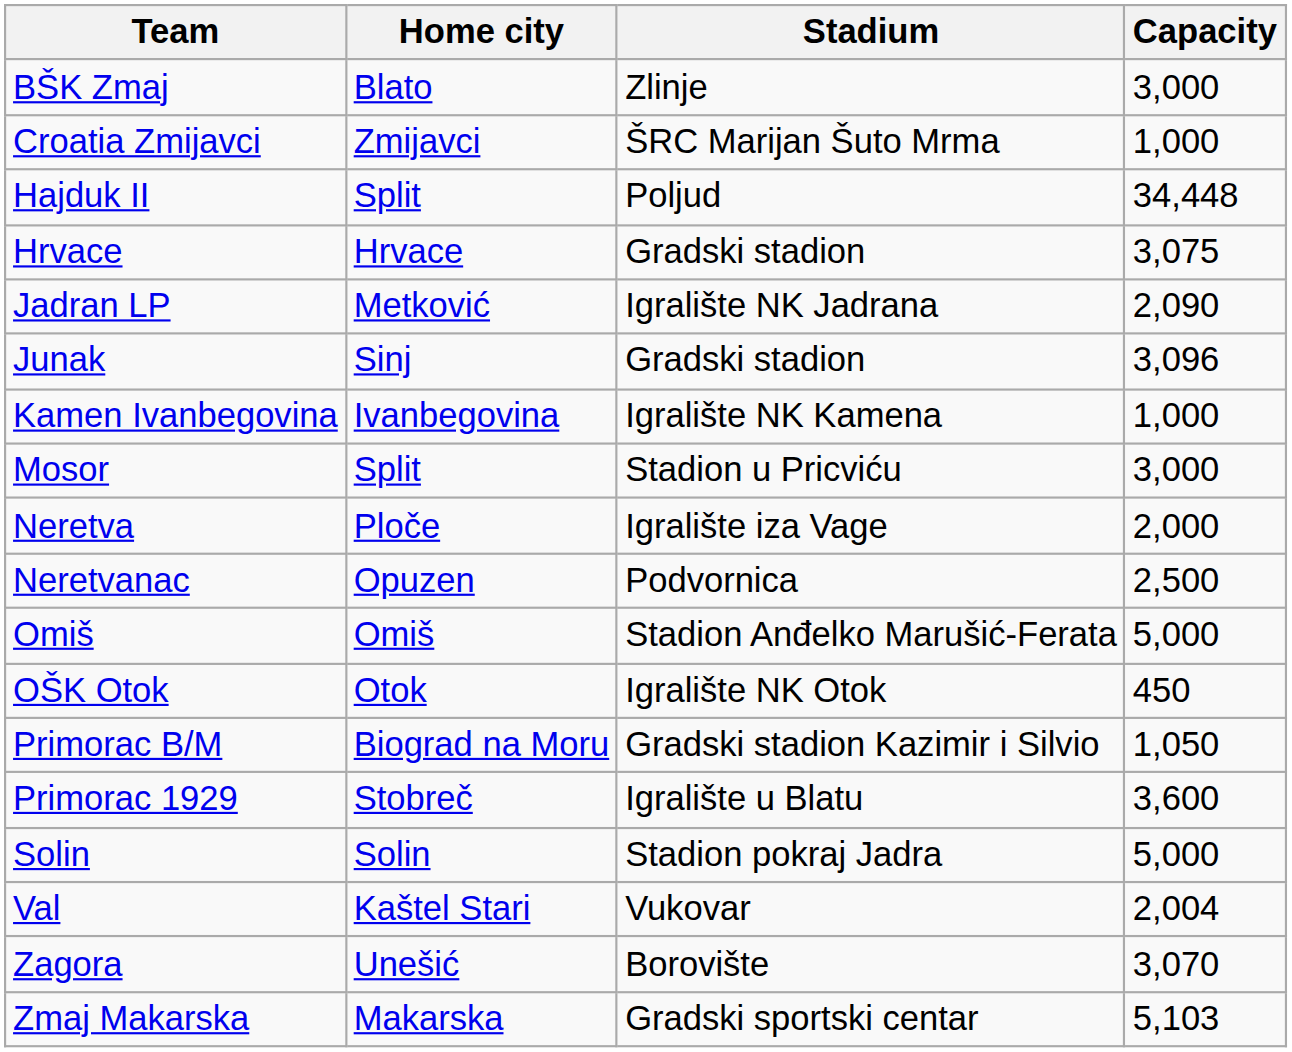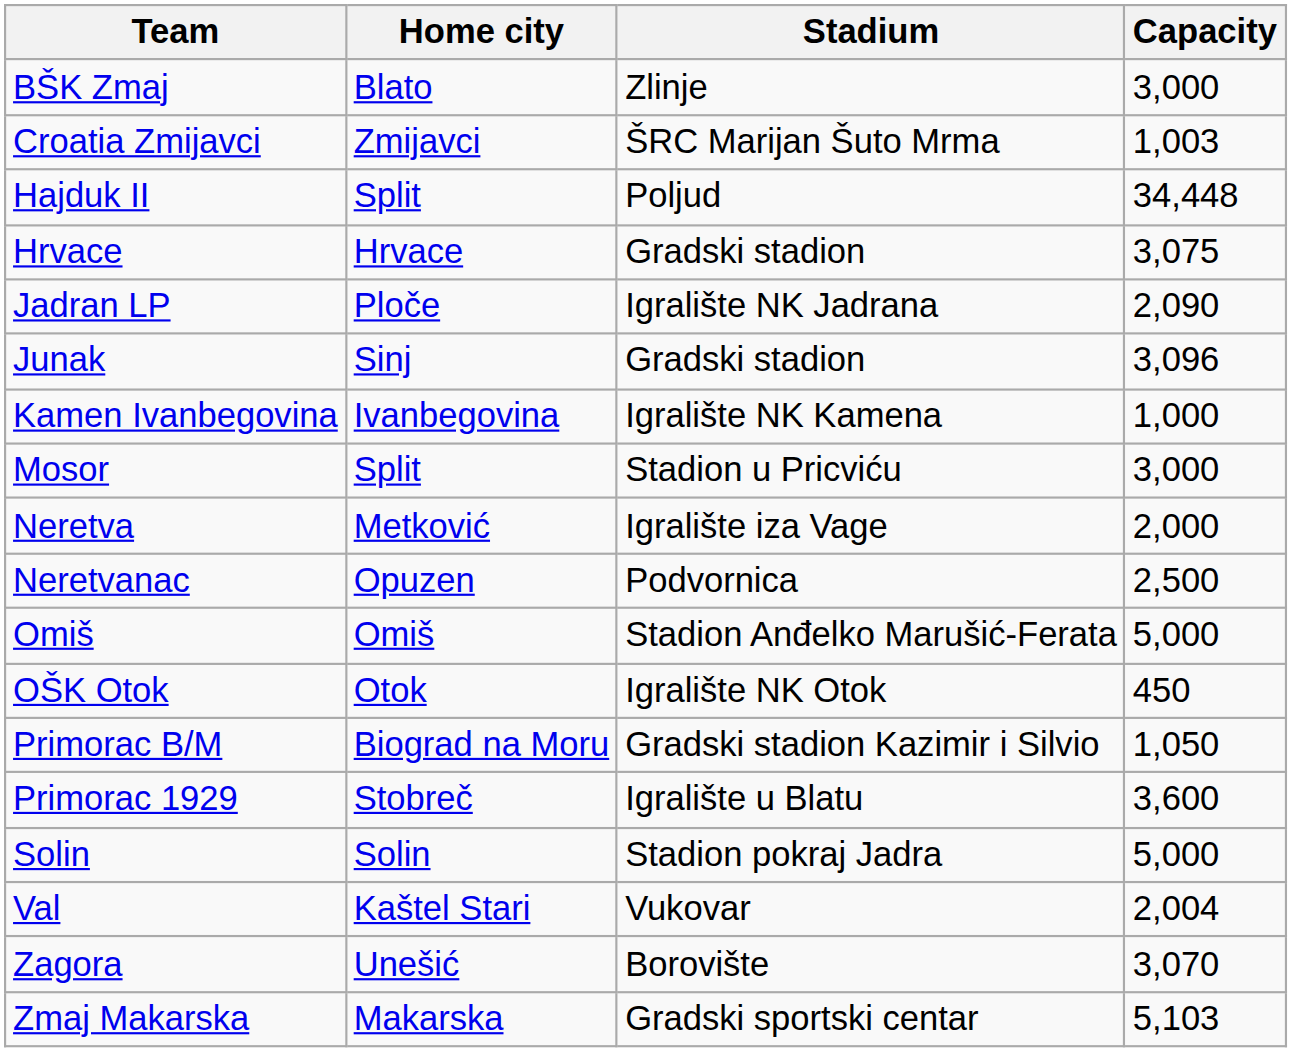(1176, 141) 1,000 -> (1176, 141) 1,003
(422, 305) Metković -> (397, 305) Ploče
(397, 525) Ploče -> (422, 525) Metković
